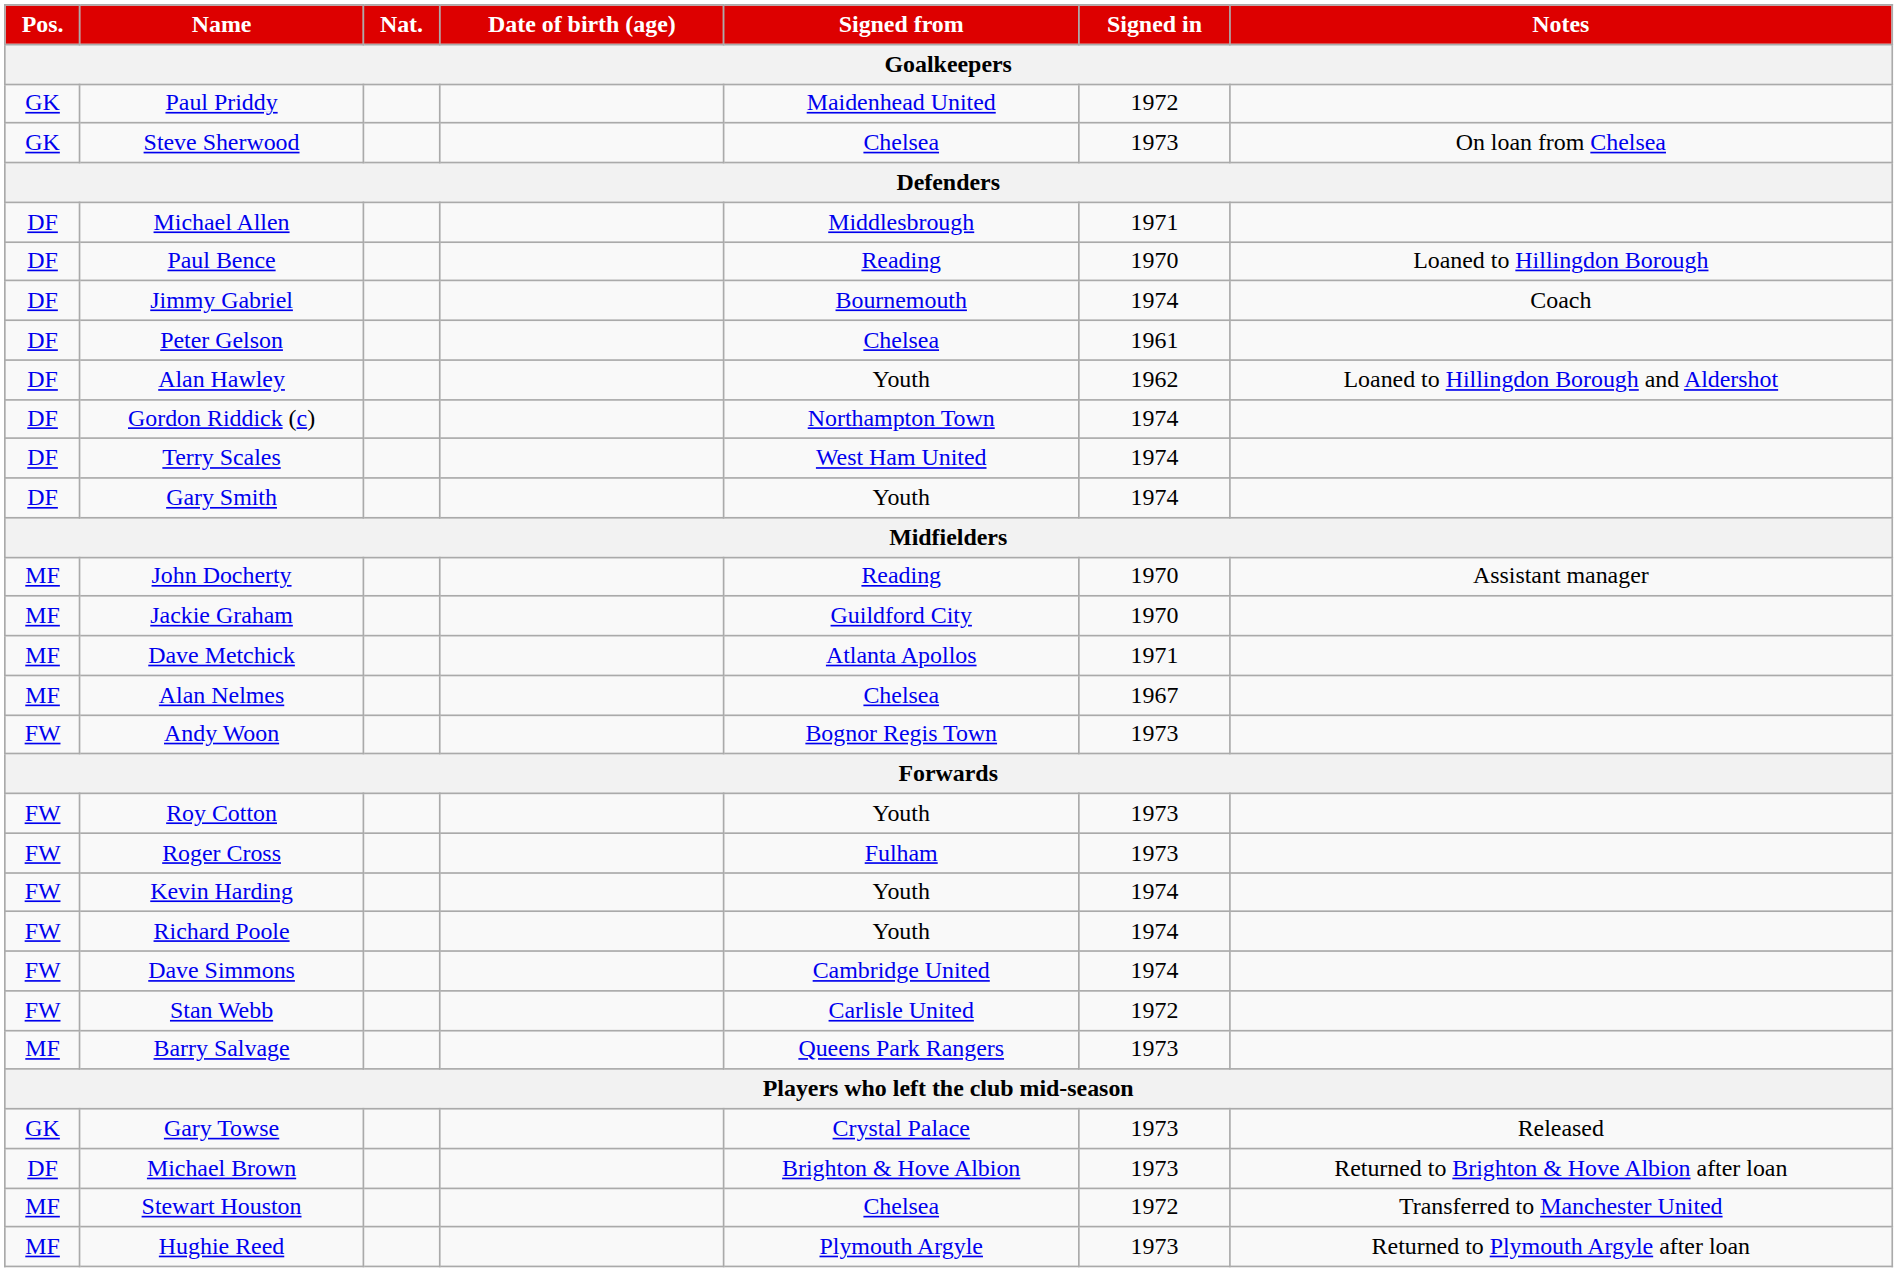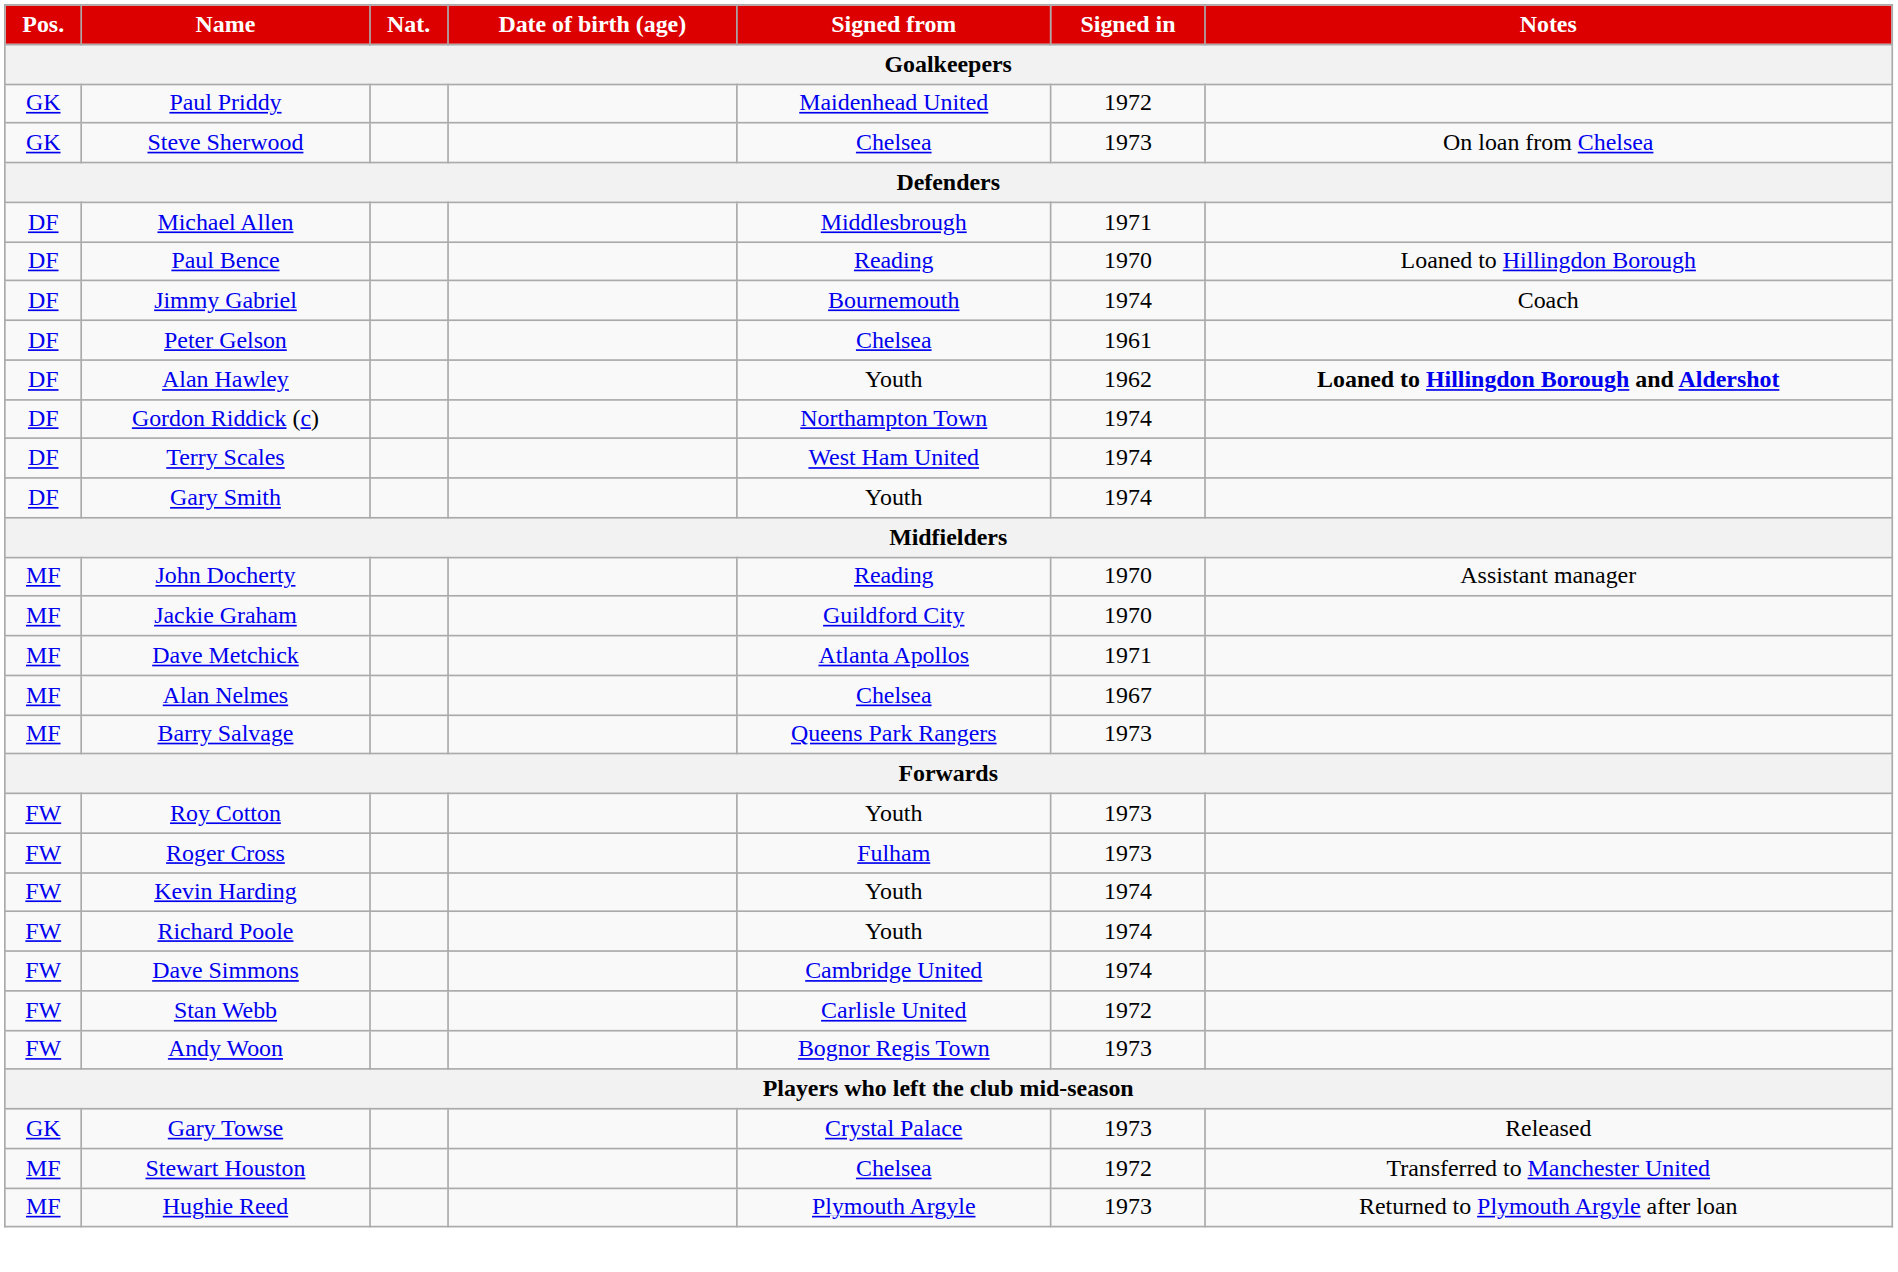(1561, 379) normal -> (1548, 379) bold
rows swapped: (222, 1049) <-> (222, 734)
- row: (222, 1167)
